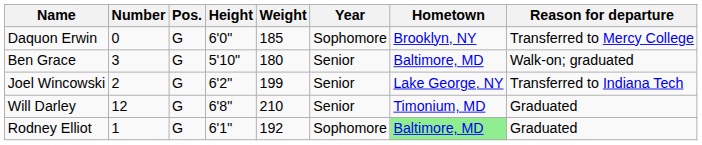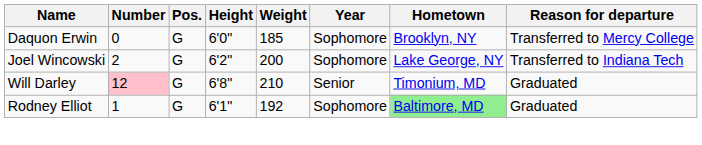- row: (42, 60)
(271, 83) 199 -> (271, 60) 200
(334, 83) Senior -> (350, 60) Sophomore
(120, 106) no background -> (120, 83) pink background
